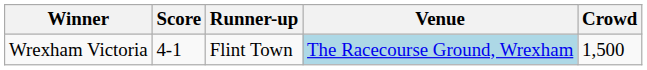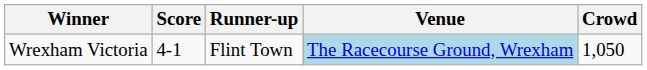(603, 49) 1,500 -> (603, 49) 1,050
